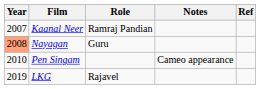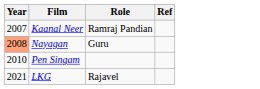- column: (195, 12)
(17, 76) 2019 -> (17, 76) 2021
